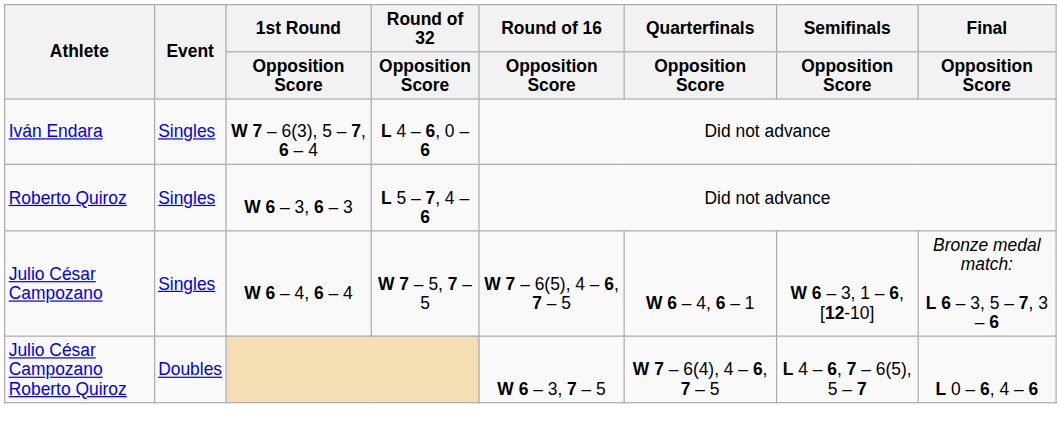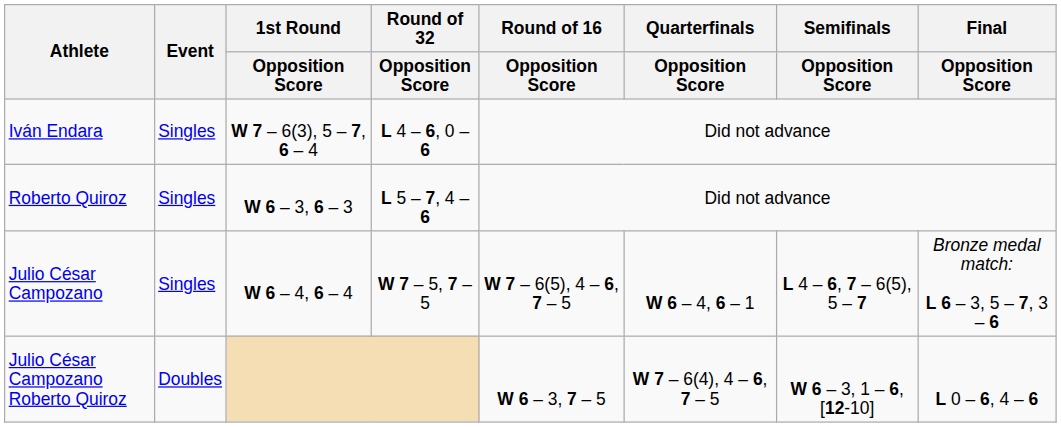(847, 303) W 6 – 3, 1 – 6, [12-10] -> (847, 293) L 4 – 6, 7 – 6(5), 5 – 7
(847, 379) L 4 – 6, 7 – 6(5), 5 – 7 -> (847, 398) W 6 – 3, 1 – 6, [12-10]
